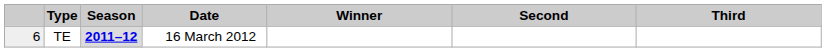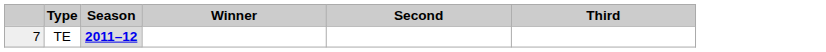- column: (204, 15)
(37, 36) 6 -> (37, 36) 7
